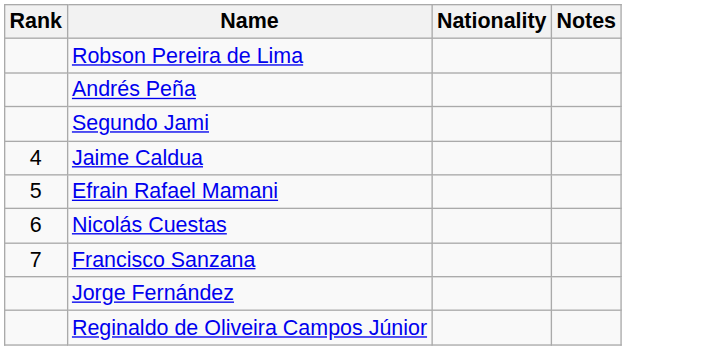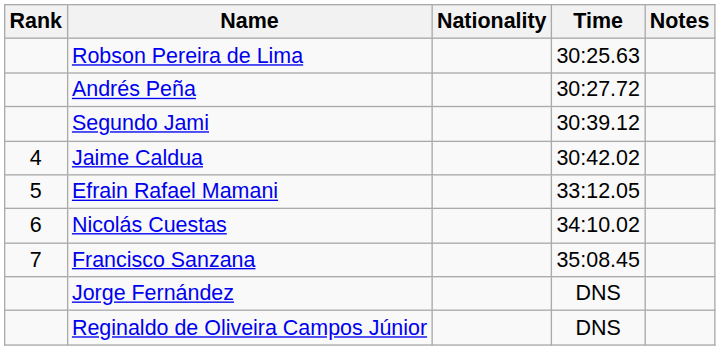+ column: (598, 21)
